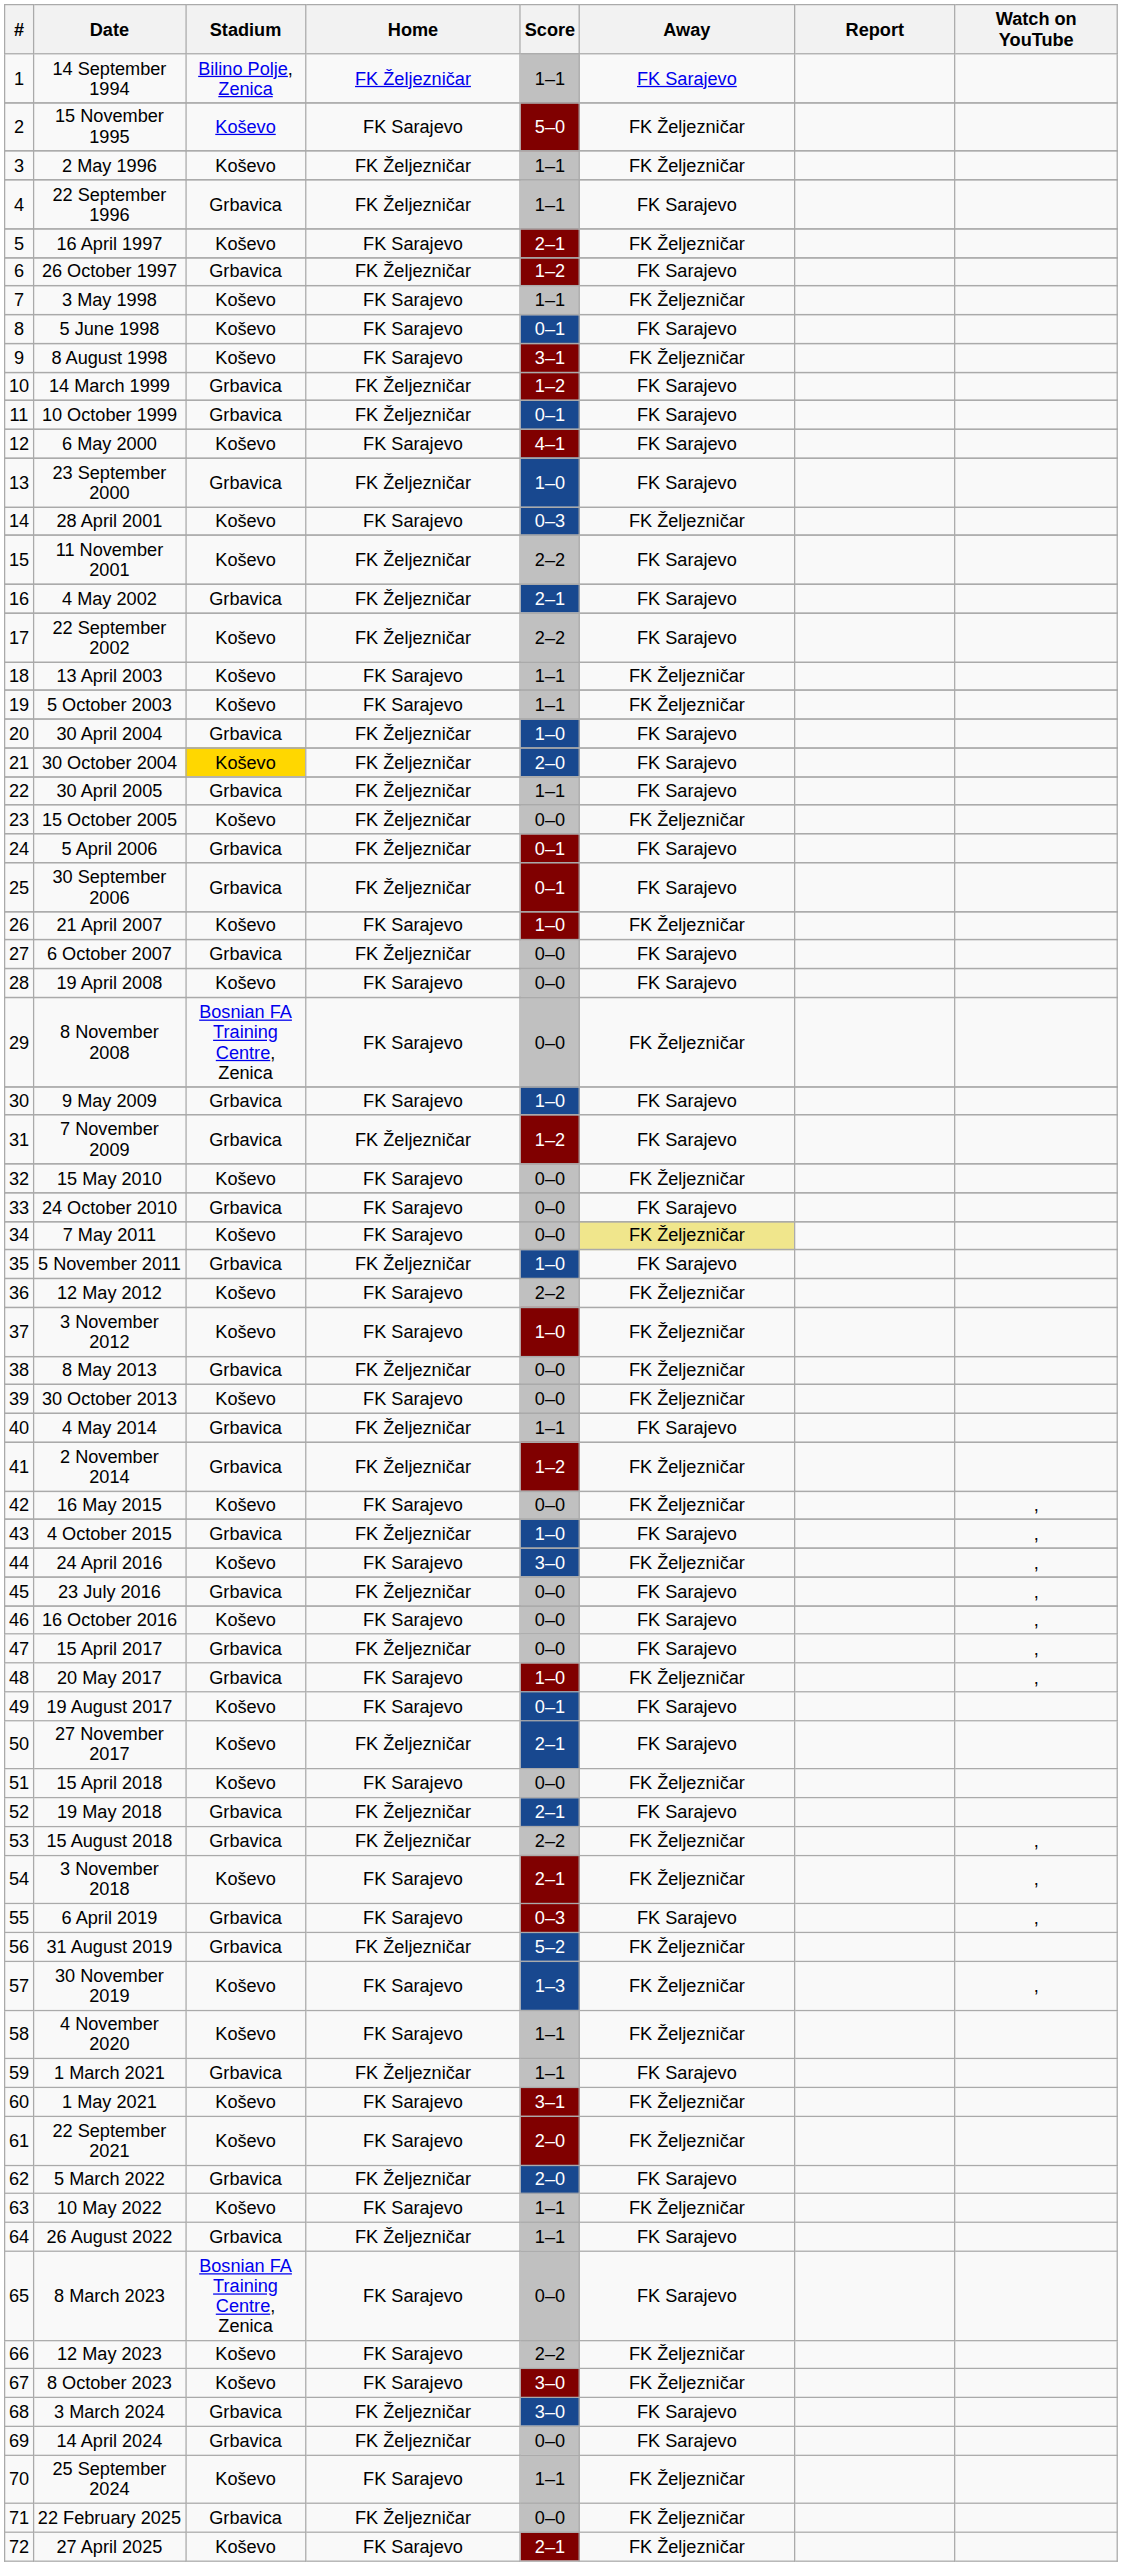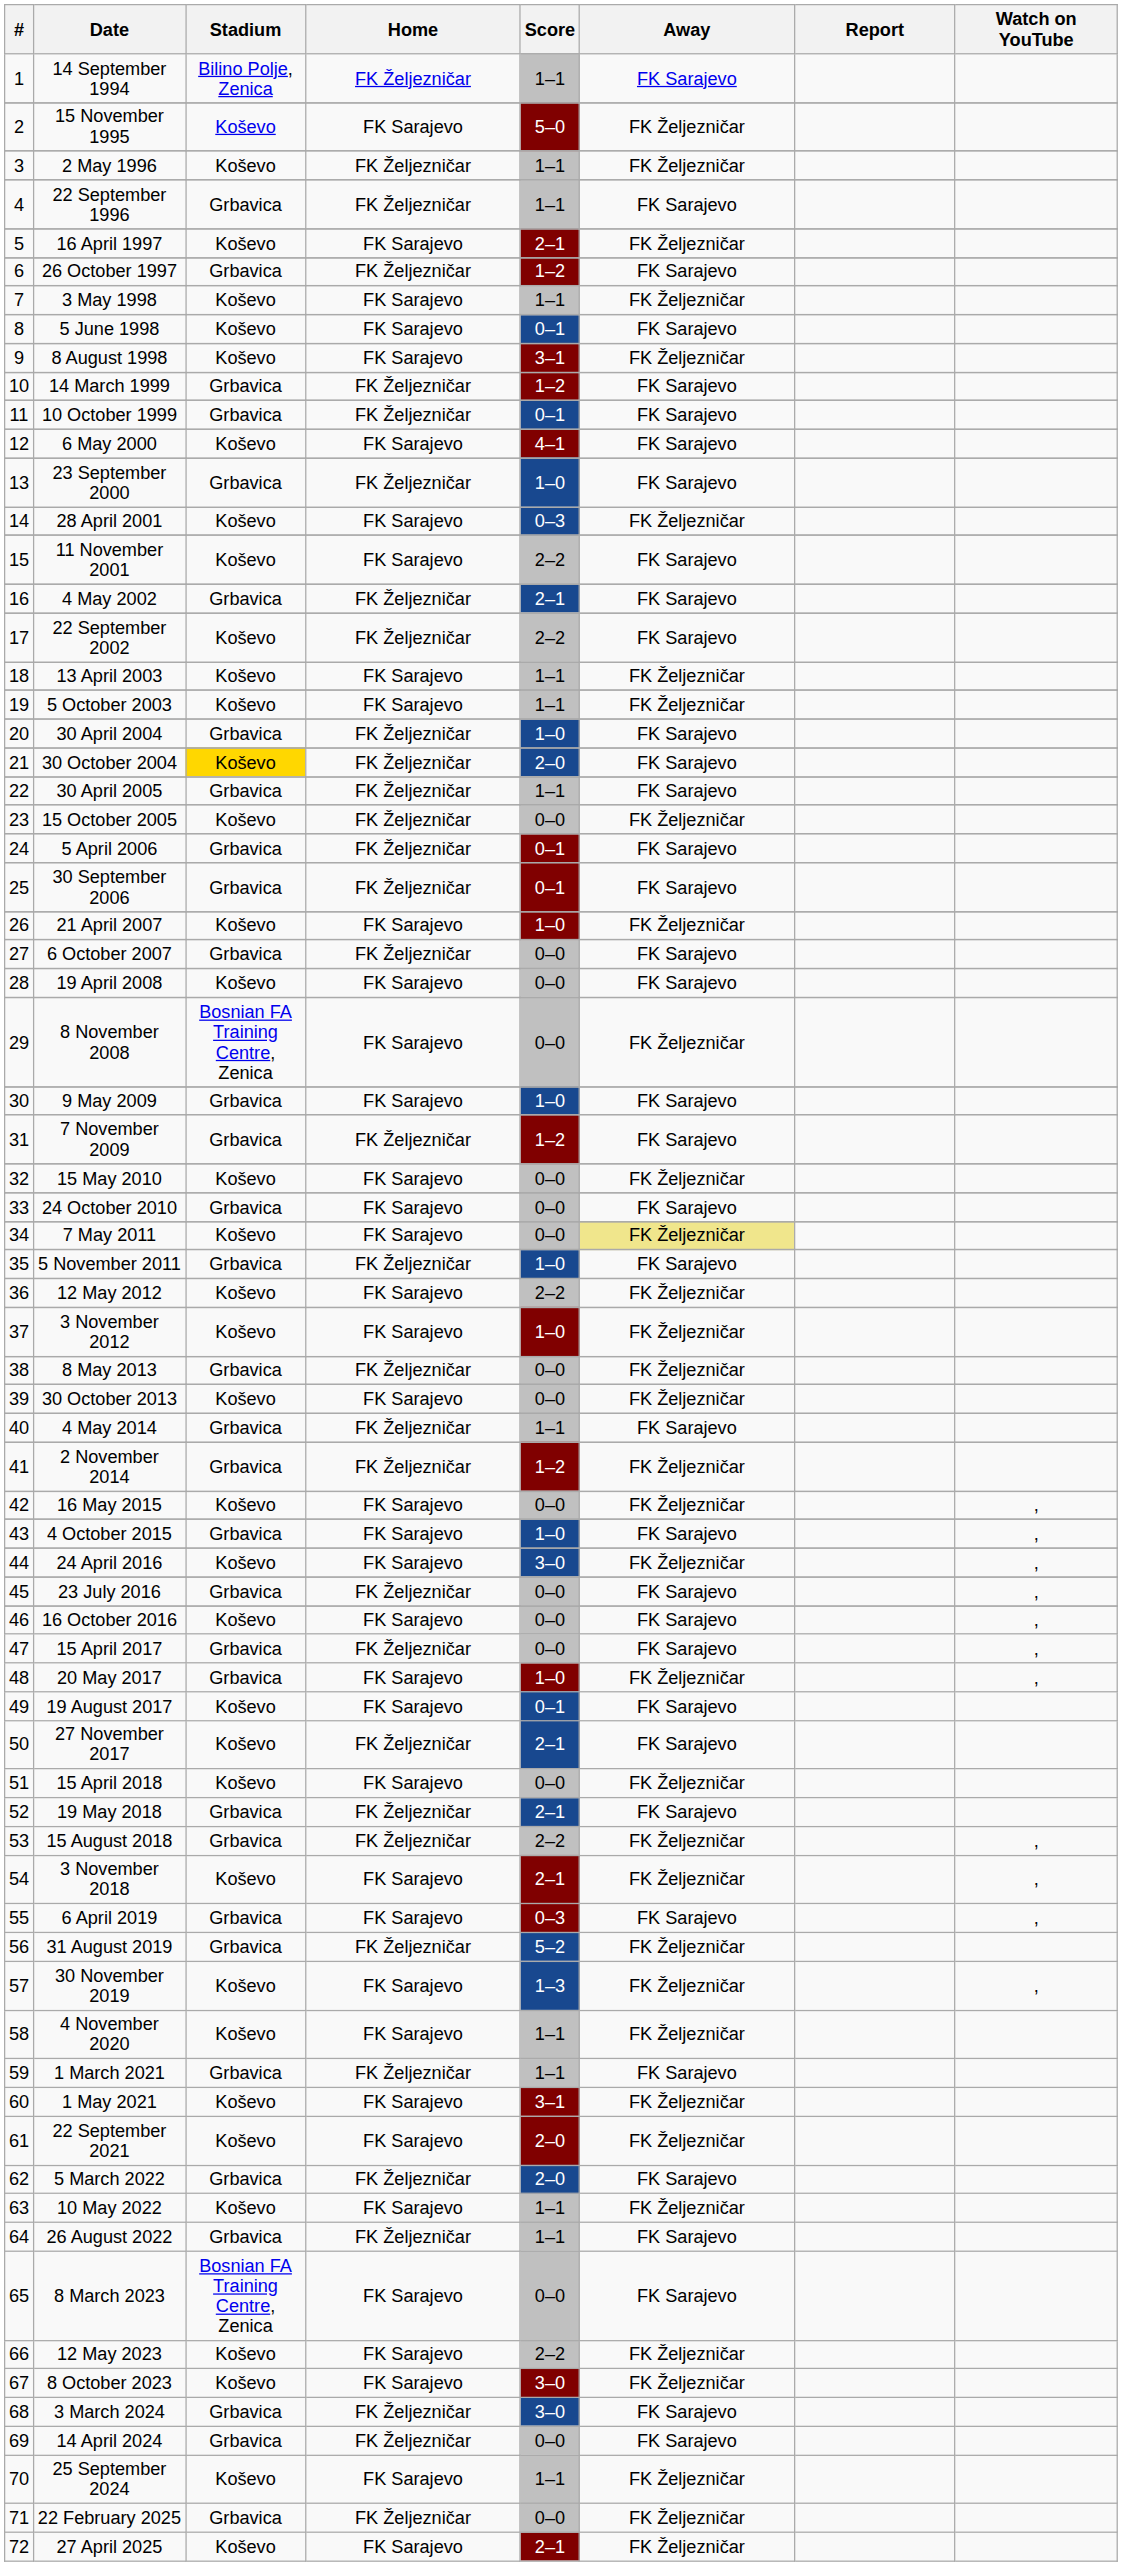(413, 560) FK Željezničar -> (413, 560) FK Sarajevo
(413, 1534) FK Željezničar -> (413, 1534) FK Sarajevo
